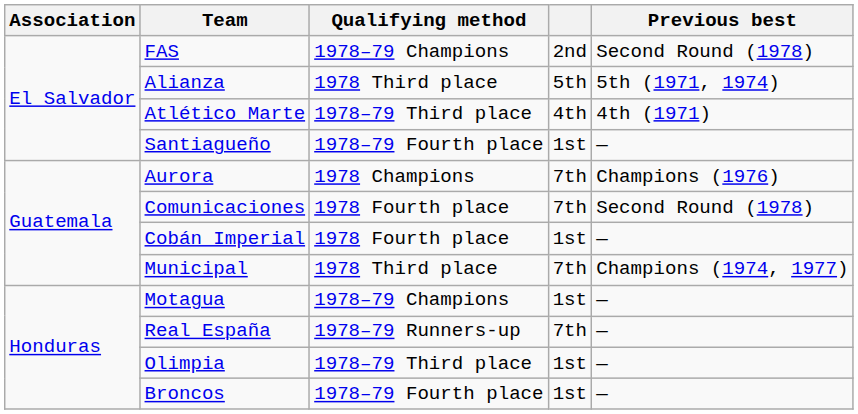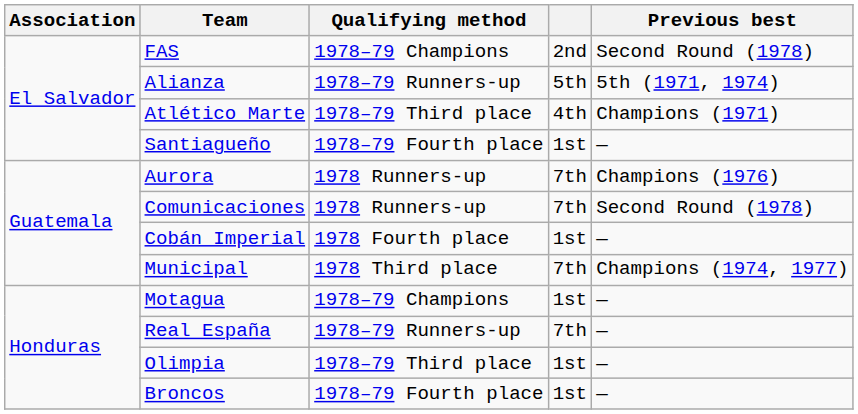(406, 83) 1978 Third place -> (417, 83) 1978–79 Runners-up
(654, 114) 4th (1971) -> (688, 114) Champions (1971)
(394, 176) 1978 Champions -> (400, 176) 1978 Runners-up
(412, 207) 1978 Fourth place -> (400, 207) 1978 Runners-up
